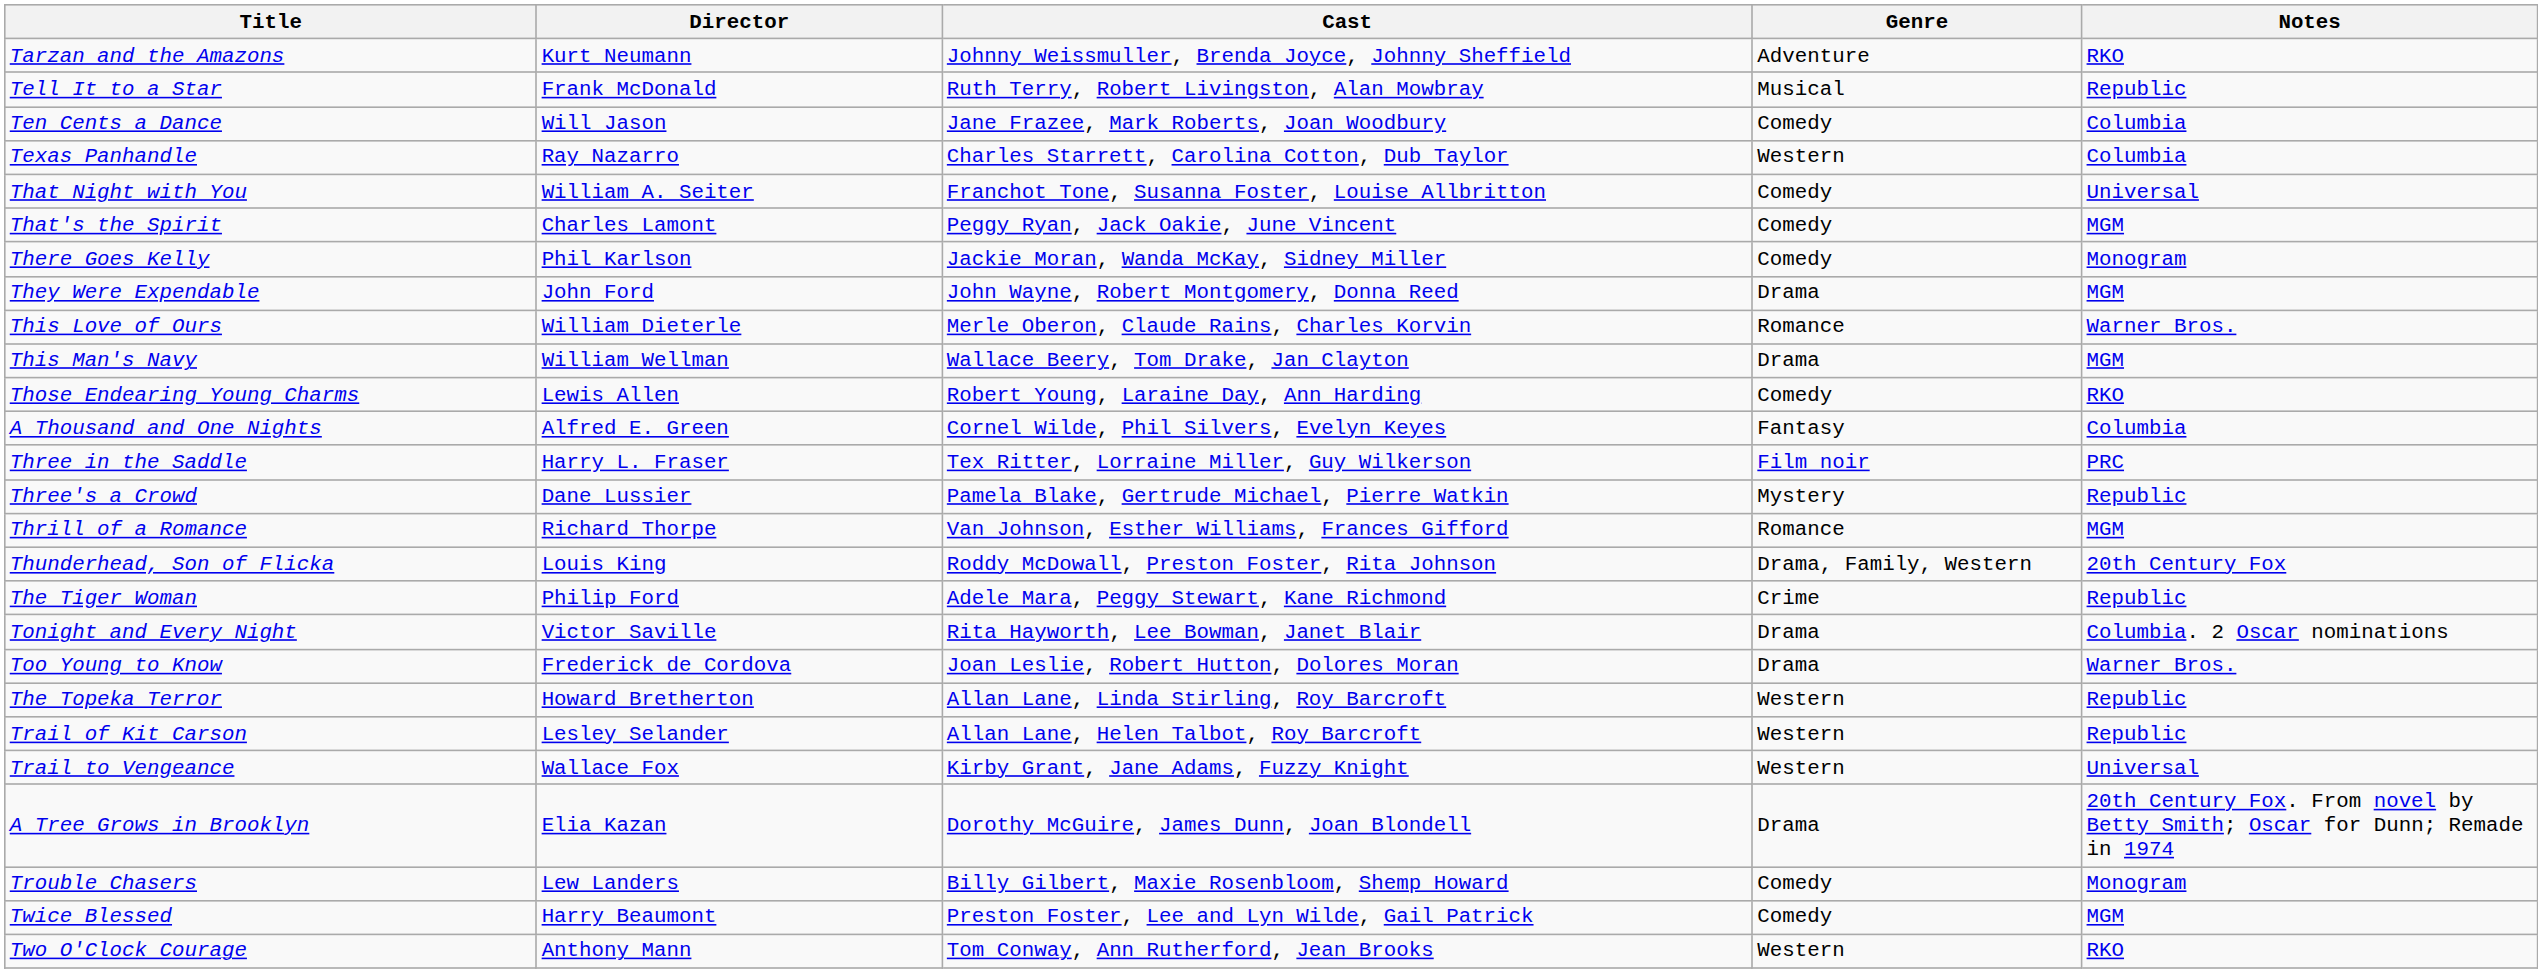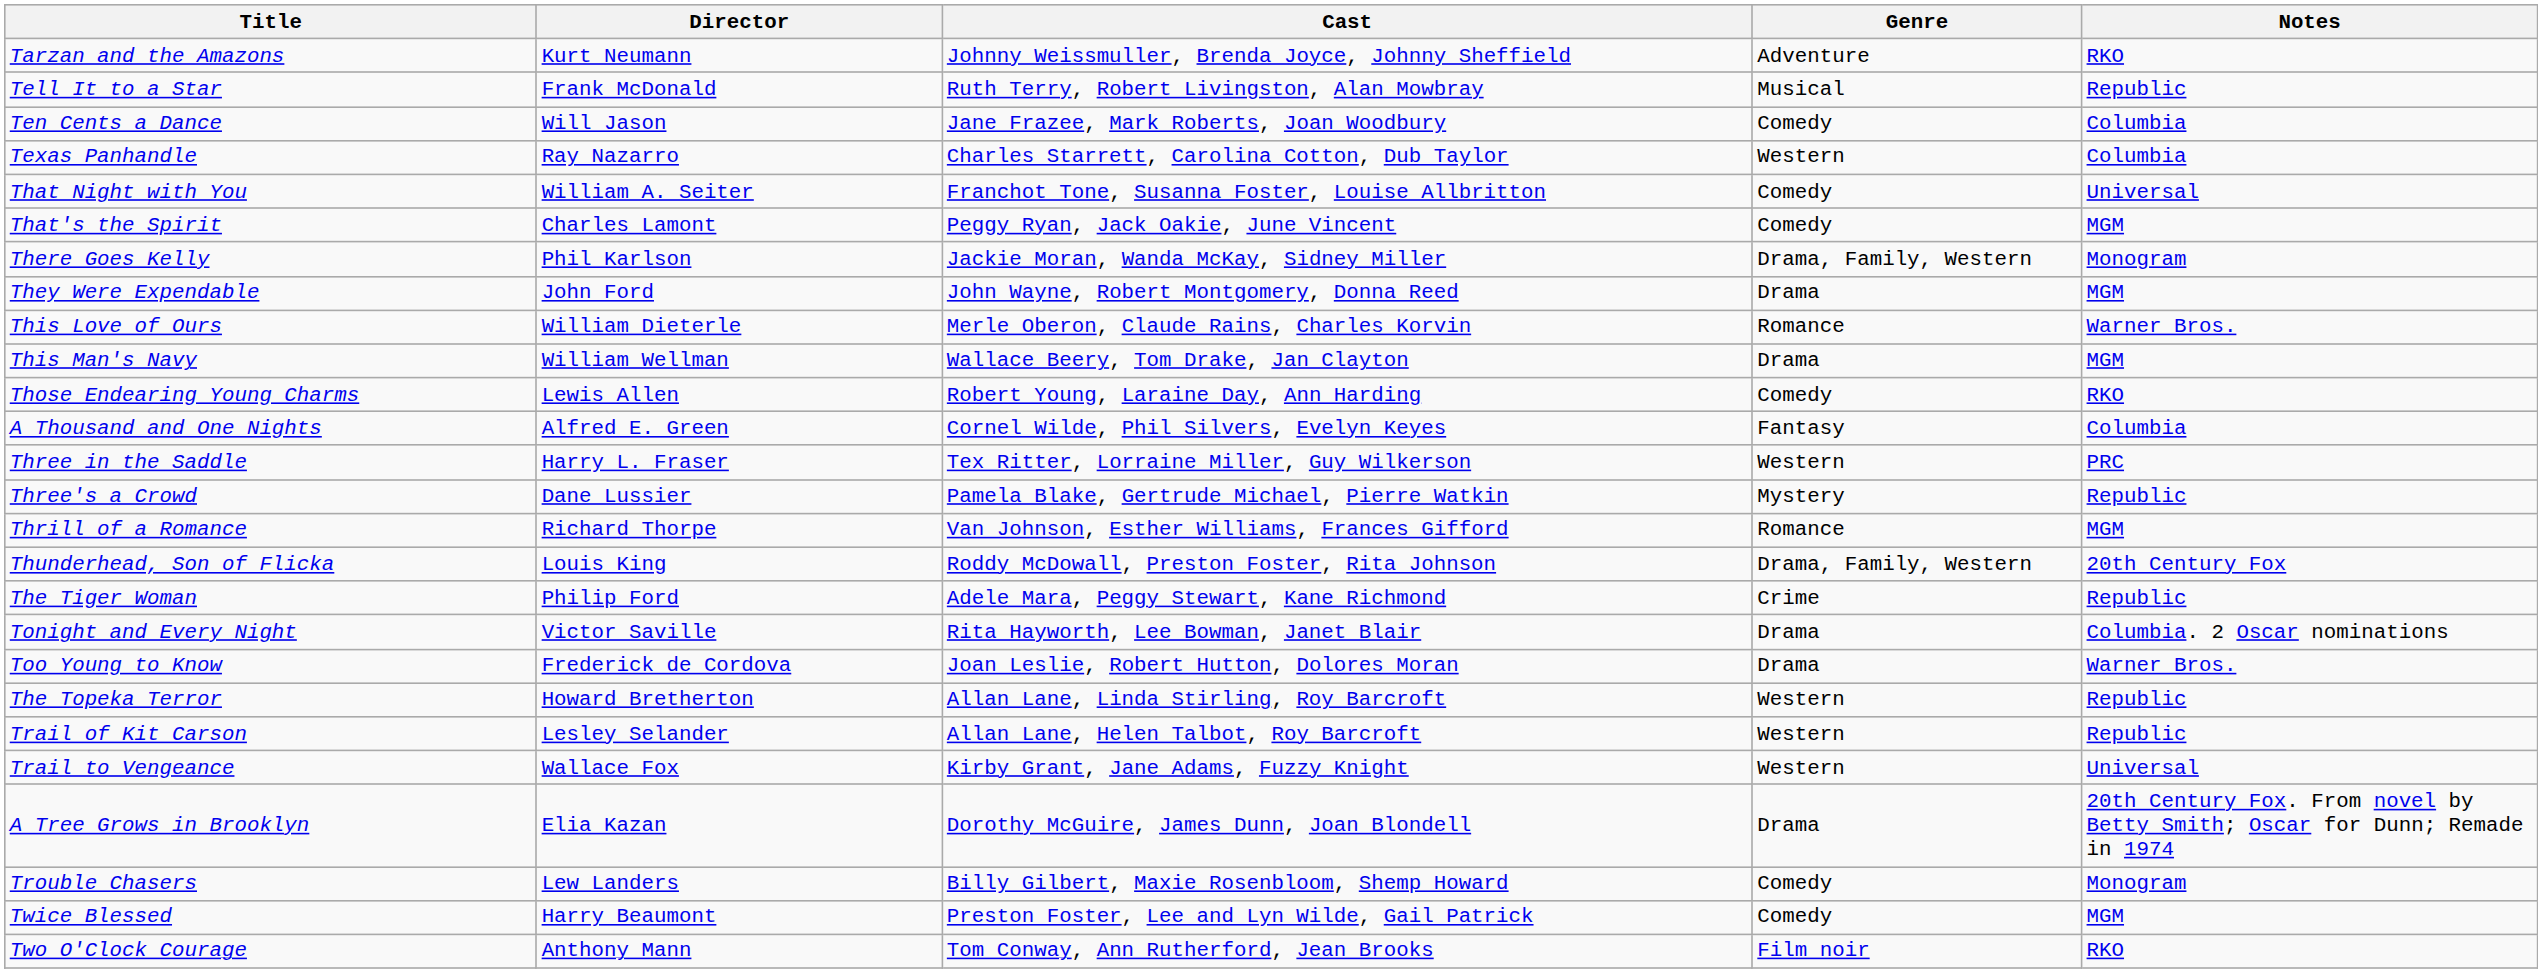(1795, 259) Comedy -> (1895, 259) Drama, Family, Western
(1814, 462) Film noir -> (1801, 462) Western
(1801, 951) Western -> (1814, 951) Film noir
